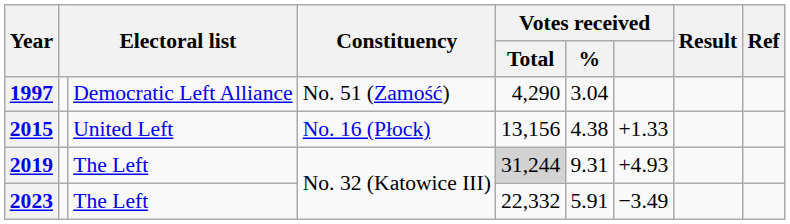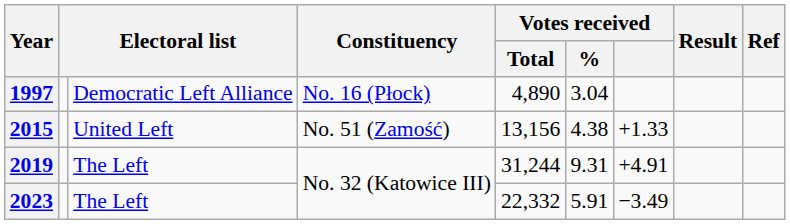(376, 93) No. 51 (Zamość) -> (367, 93) No. 16 (Płock)
(536, 93) 4,290 -> (536, 93) 4,890
(367, 129) No. 16 (Płock) -> (376, 129) No. 51 (Zamość)
(531, 165) lightgrey background -> (531, 165) no background
(643, 165) +4.93 -> (643, 165) +4.91
